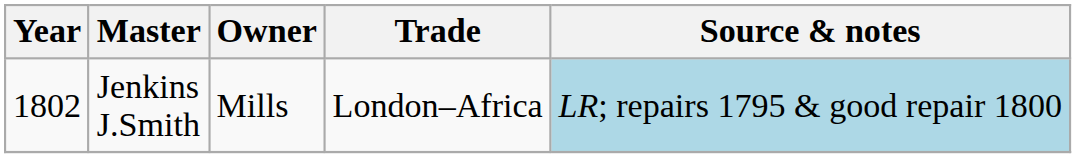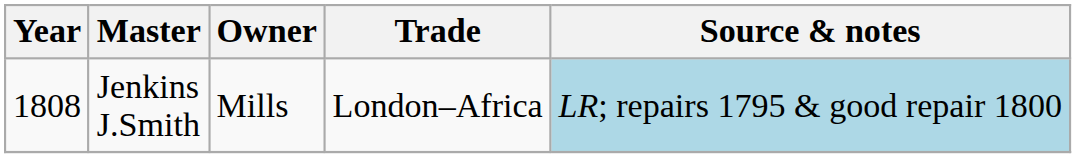(47, 104) 1802 -> (47, 104) 1808
